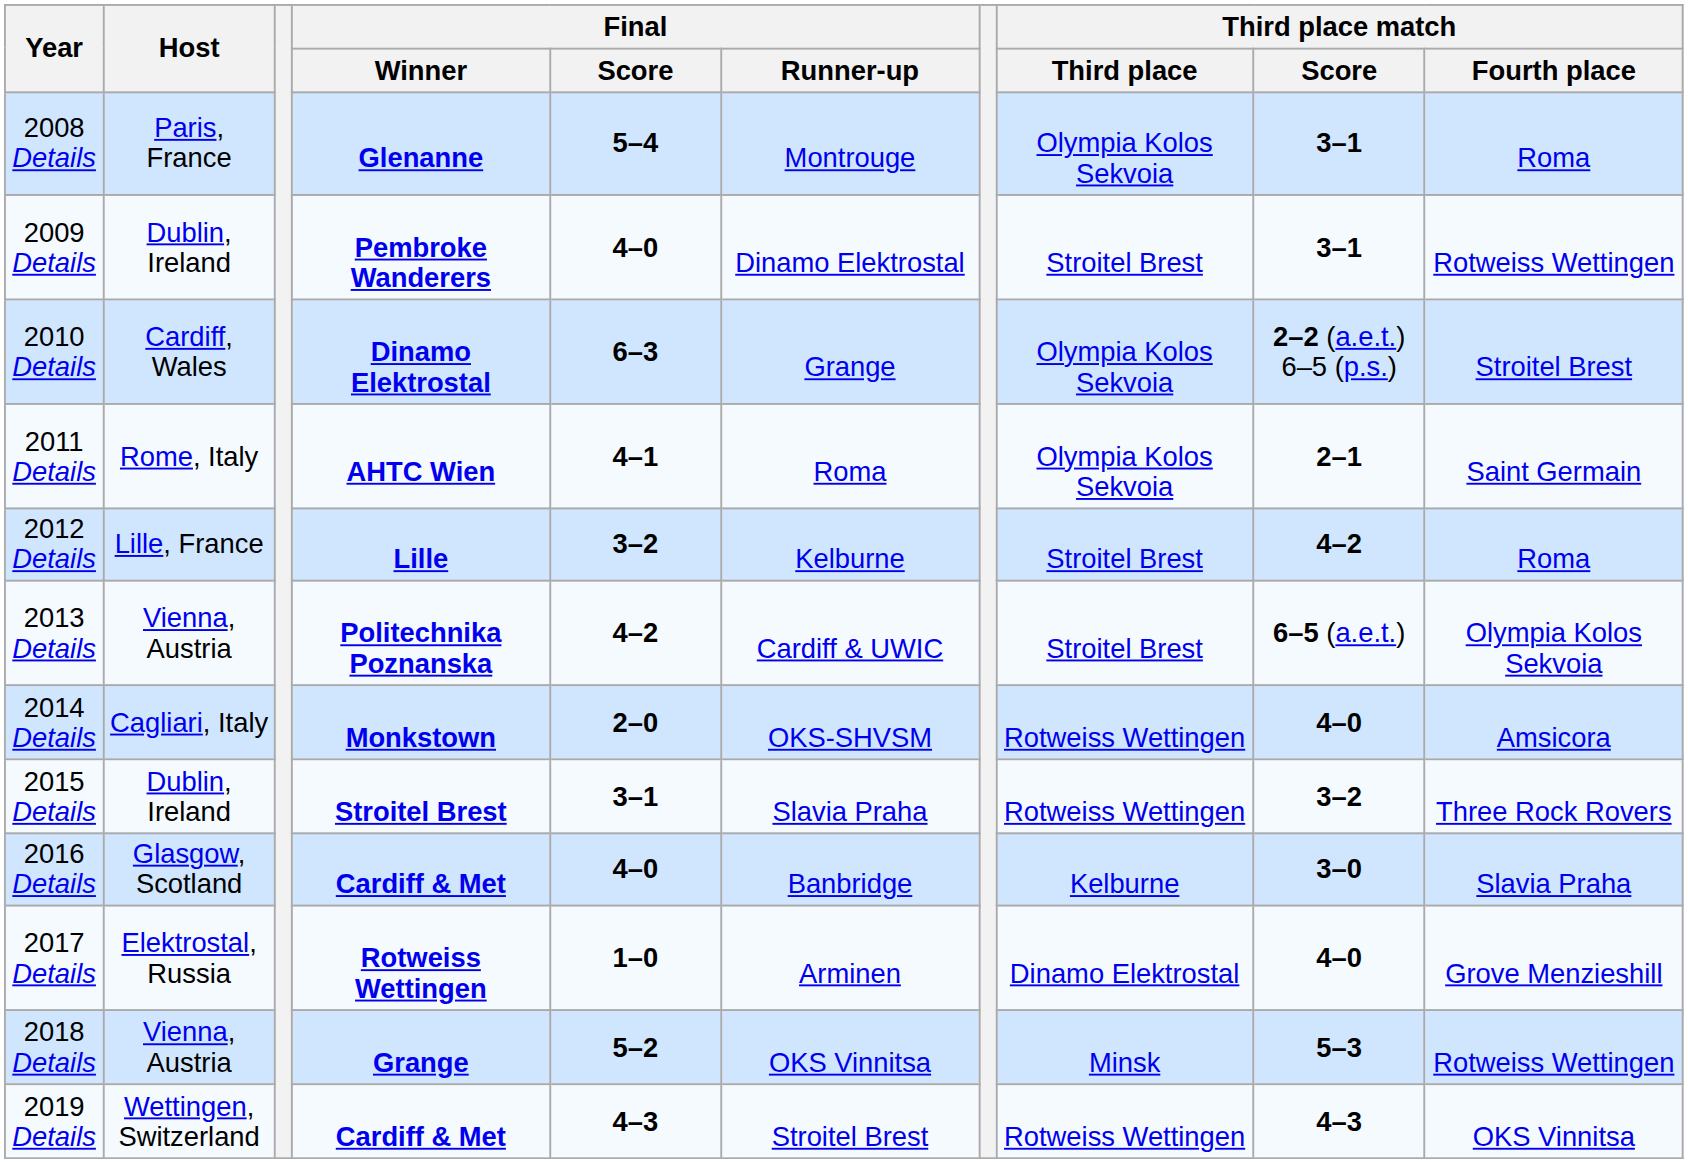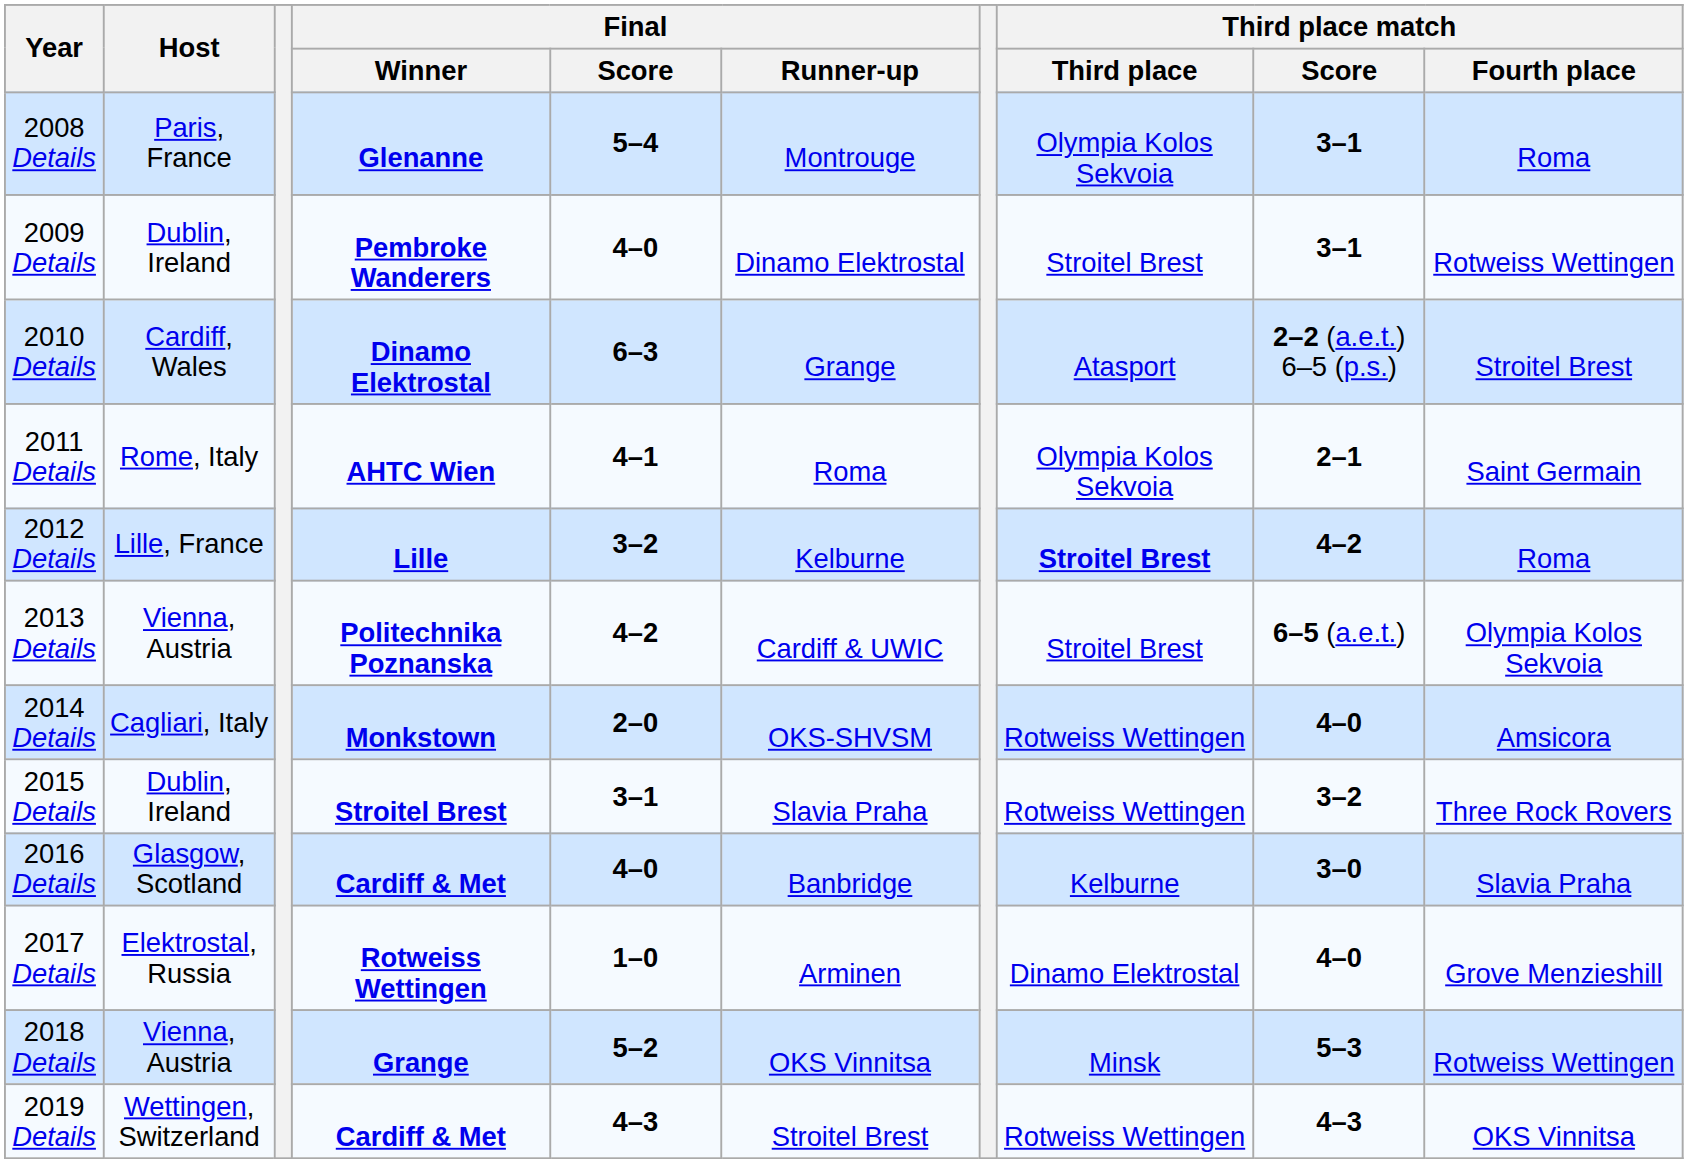(1125, 367) Olympia Kolos Sekvoia -> (1125, 367) Atasport
(1125, 560) normal -> (1125, 560) bold
